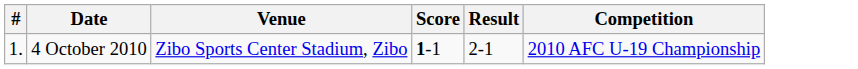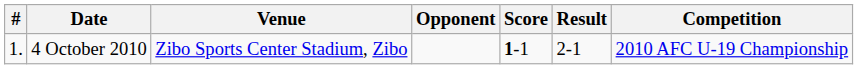+ column: (456, 19)
